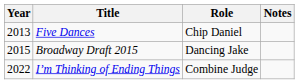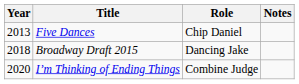(19, 50) 2015 -> (19, 50) 2018
(19, 69) 2022 -> (19, 69) 2020
